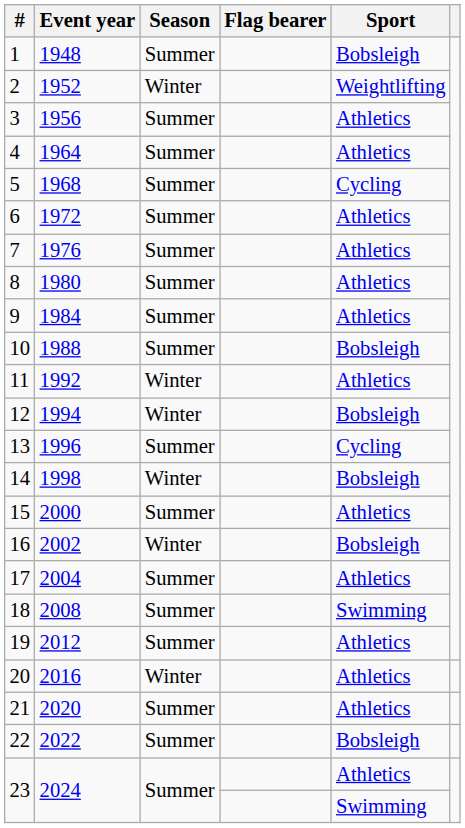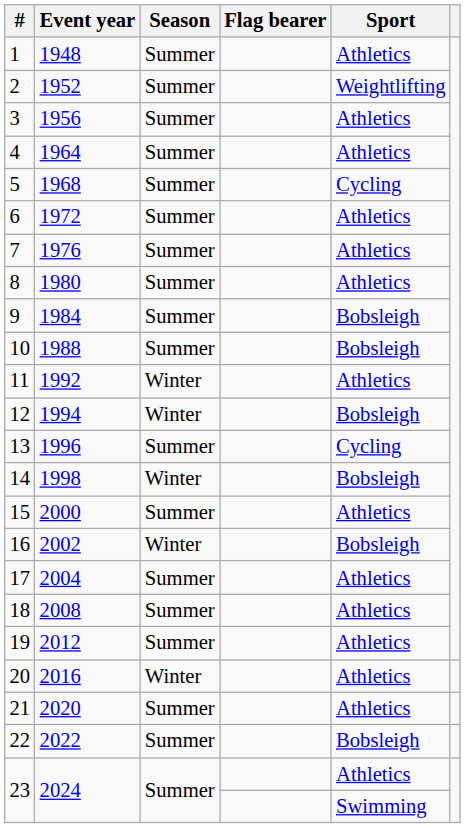(378, 53) Bobsleigh -> (373, 53) Athletics
(173, 86) Winter -> (180, 86) Summer
(373, 315) Athletics -> (378, 315) Bobsleigh
(381, 610) Swimming -> (373, 610) Athletics
